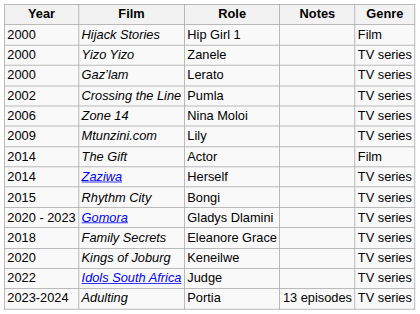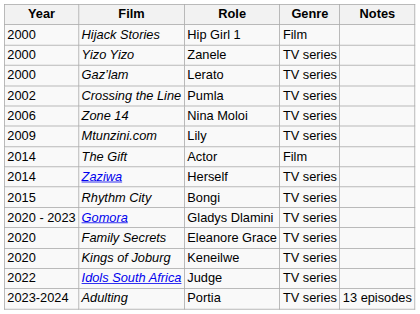columns swapped: (385, 14) <-> (317, 14)
(22, 237) 2018 -> (22, 237) 2020
